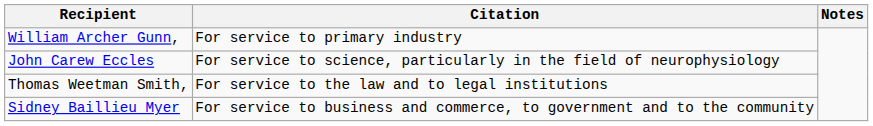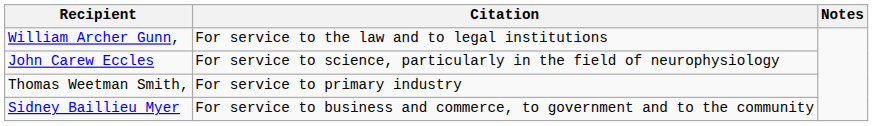(329, 40) For service to primary industry -> (402, 40) For service to the law and to legal institutions
(402, 86) For service to the law and to legal institutions -> (329, 86) For service to primary industry
